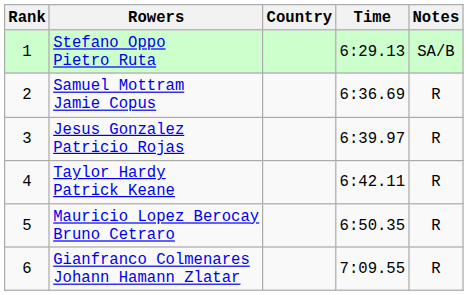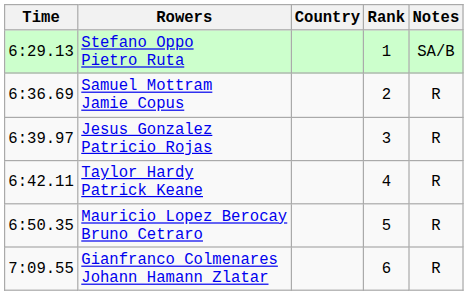columns swapped: (27, 17) <-> (372, 17)
